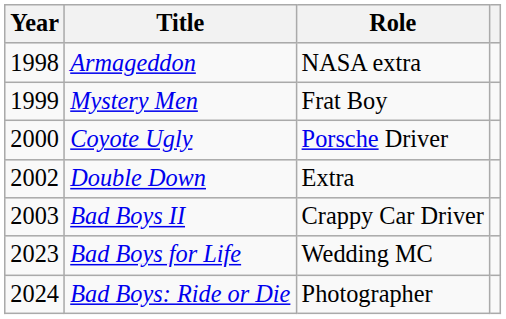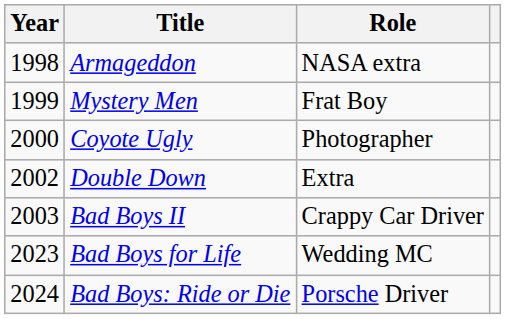(375, 139) Porsche Driver -> (367, 139) Photographer
(367, 293) Photographer -> (375, 293) Porsche Driver
